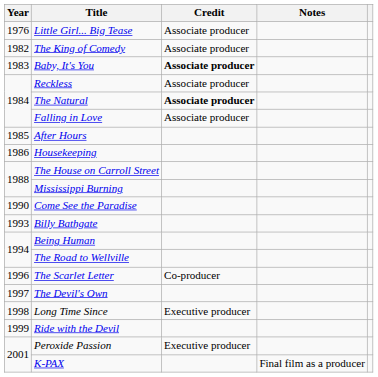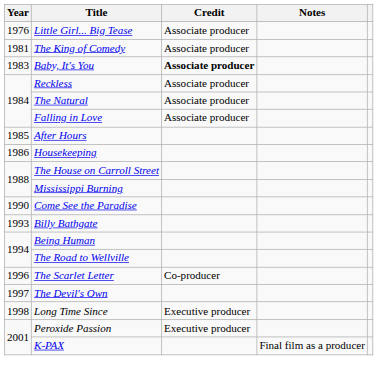(18, 48) 1982 -> (18, 48) 1981
(209, 100) bold -> (207, 100) normal
- row: (77, 328)
